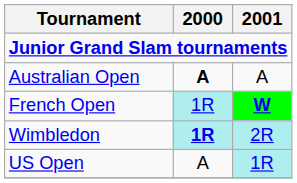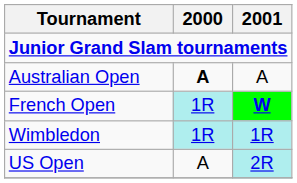(203, 134) bold -> (203, 134) normal
(262, 134) 2R -> (262, 134) 1R
(262, 163) 1R -> (262, 163) 2R
